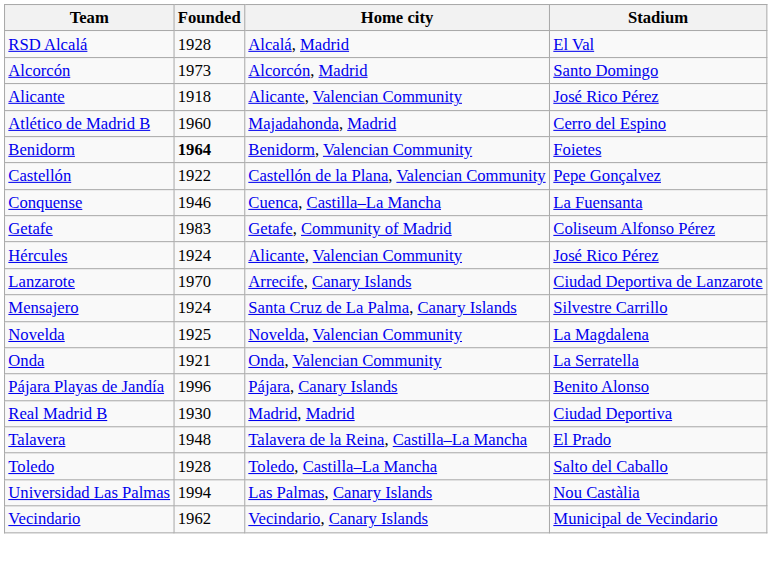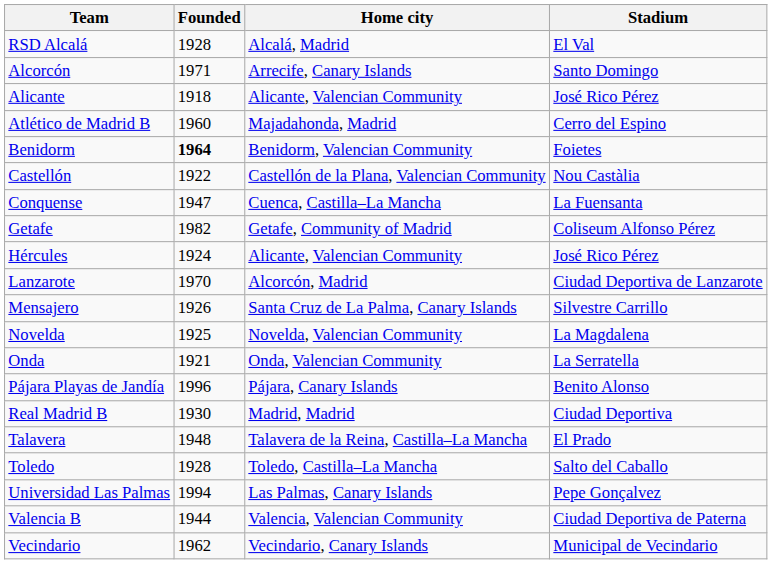(194, 70) 1973 -> (194, 70) 1971
(308, 70) Alcorcón, Madrid -> (330, 70) Arrecife, Canary Islands
(607, 176) Pepe Gonçalvez -> (597, 176) Nou Castàlia
(194, 202) 1946 -> (194, 202) 1947
(194, 228) 1983 -> (194, 228) 1982
(330, 281) Arrecife, Canary Islands -> (308, 281) Alcorcón, Madrid
(194, 307) 1924 -> (194, 307) 1926
(597, 492) Nou Castàlia -> (607, 492) Pepe Gonçalvez
+ row: (45, 519)
